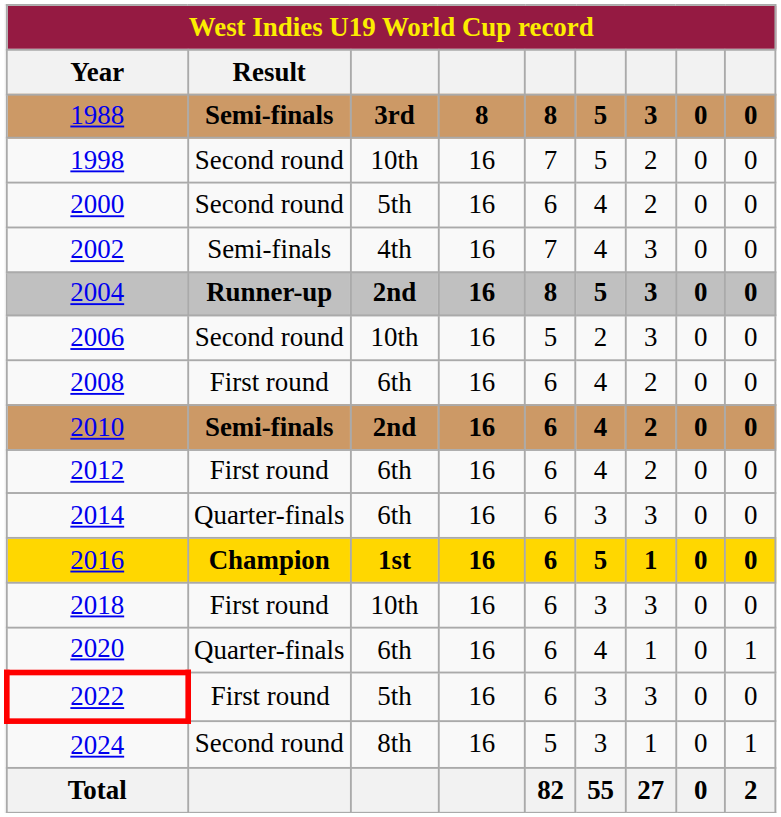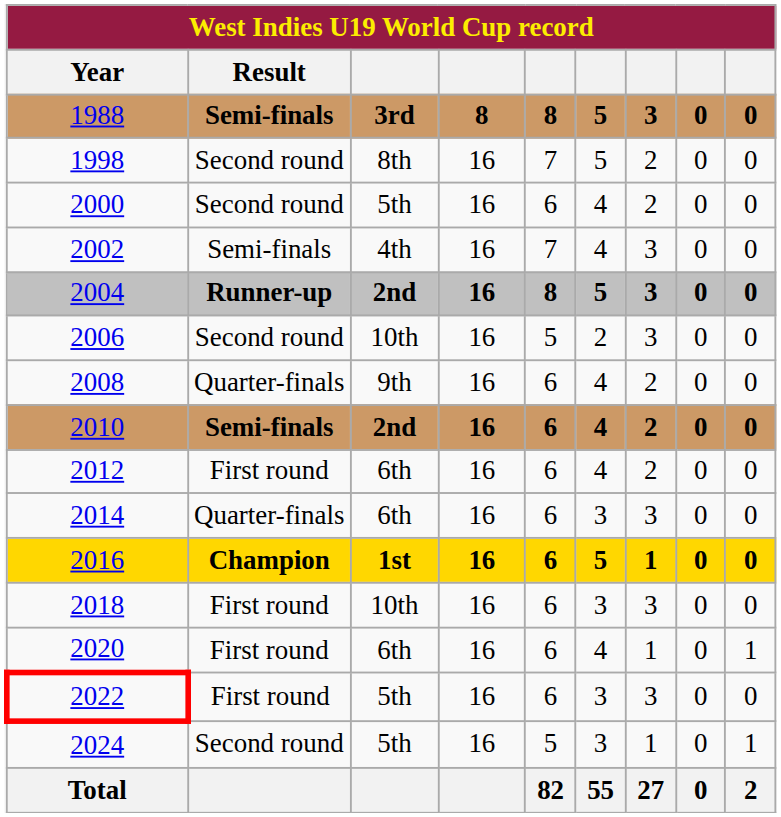(394, 160) 10th -> (394, 160) 8th
(269, 382) First round -> (269, 382) Quarter-finals
(394, 382) 6th -> (394, 382) 9th
(269, 649) Quarter-finals -> (269, 649) First round
(394, 744) 8th -> (394, 744) 5th
